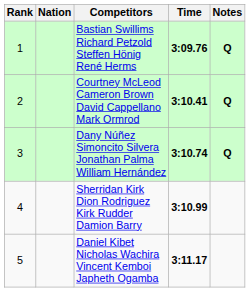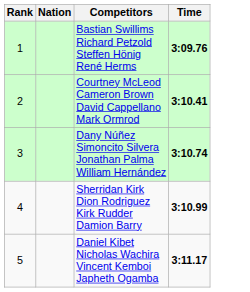- column: (227, 13)
